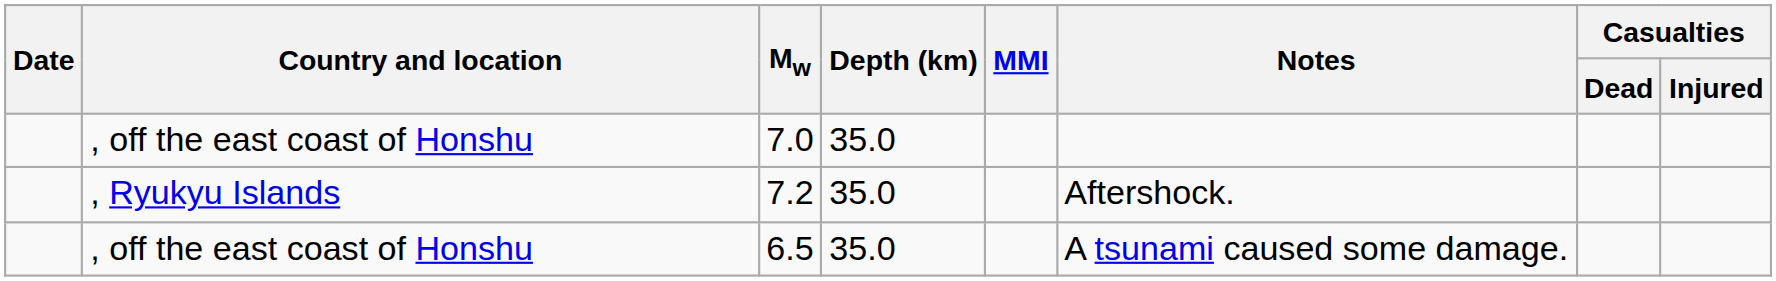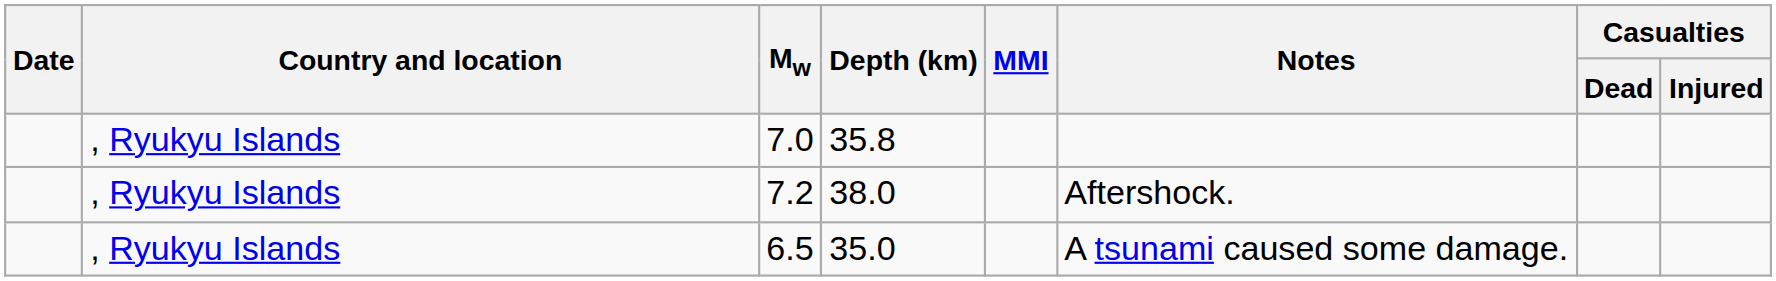(312, 139) , off the east coast of Honshu -> (215, 139) , Ryukyu Islands
(863, 139) 35.0 -> (863, 139) 35.8
(863, 193) 35.0 -> (863, 193) 38.0
(312, 247) , off the east coast of Honshu -> (215, 247) , Ryukyu Islands
